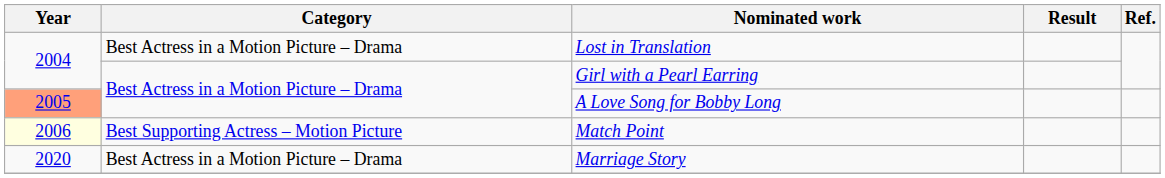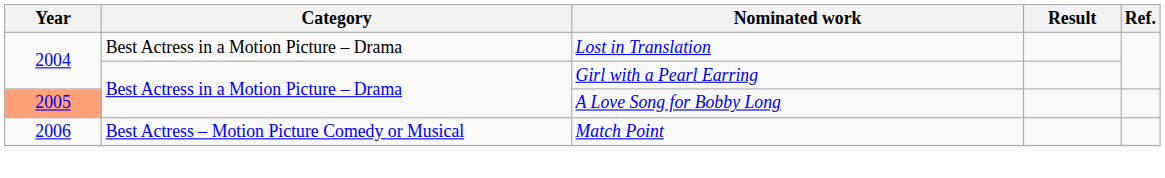(53, 131) lightyellow background -> (53, 131) no background
(254, 131) Best Supporting Actress – Motion Picture -> (285, 131) Best Actress – Motion Picture Comedy or Musical
- row: (631, 159)
